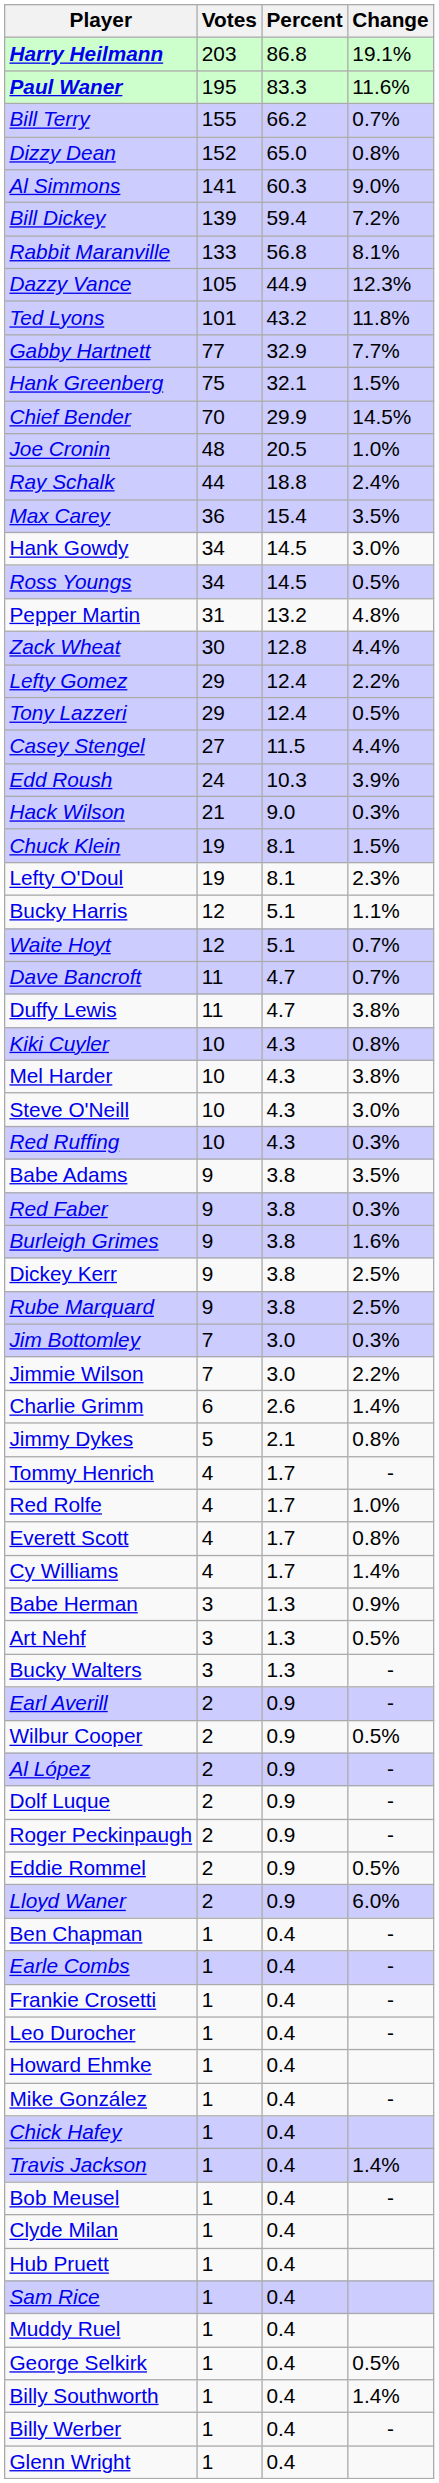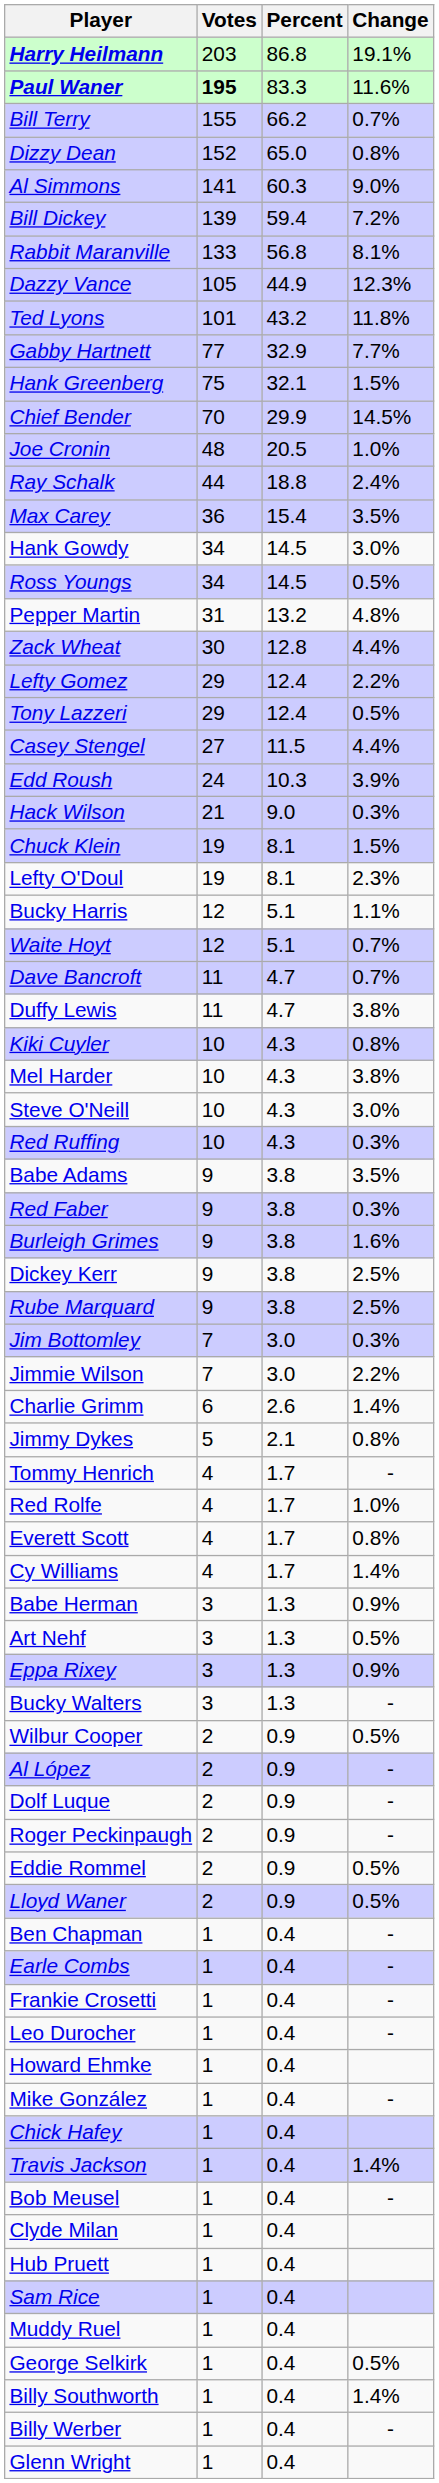(219, 86) normal -> (219, 86) bold
+ row: (63, 1670)
- row: (59, 1703)
(376, 1901) 6.0% -> (376, 1901) 0.5%
